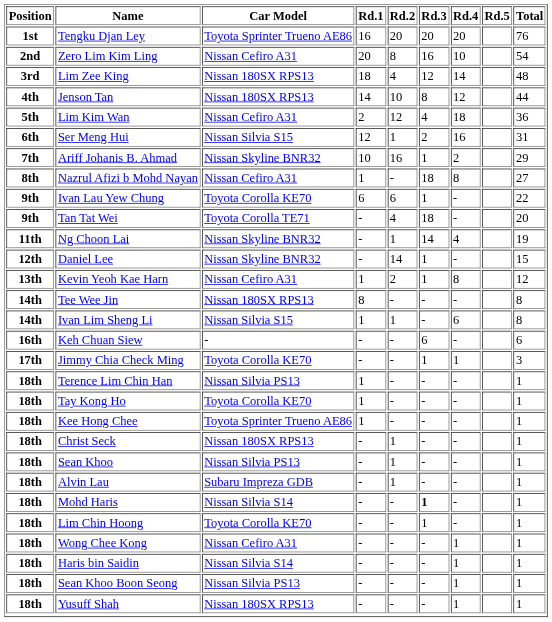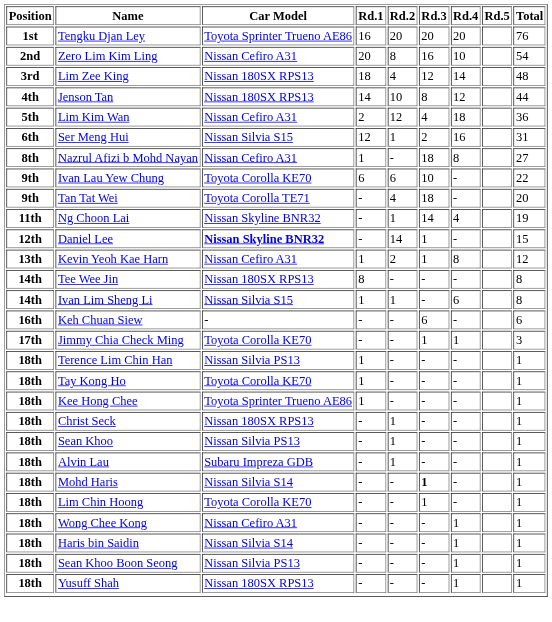- row: (117, 157)
(424, 198) 1 -> (428, 178) 10
(262, 259) normal -> (264, 238) bold
